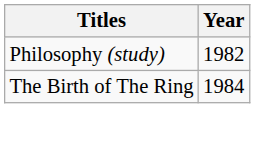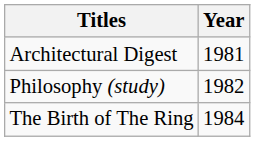+ row: (93, 53)
